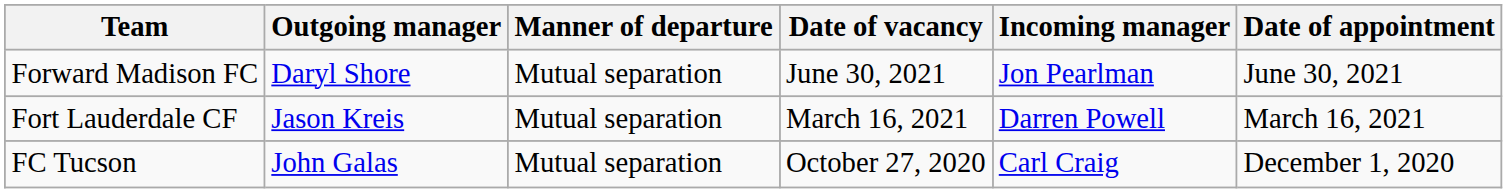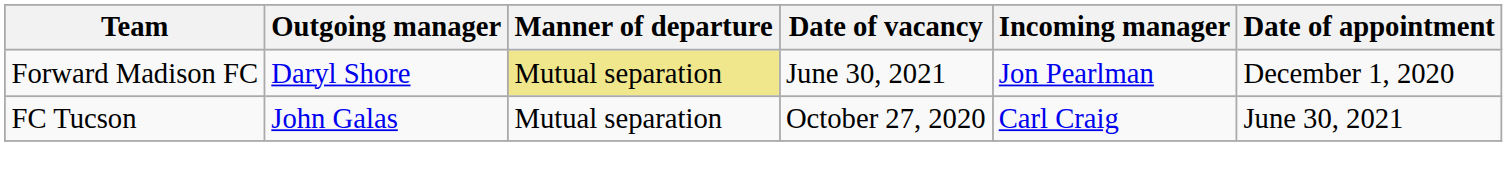(618, 72) no background -> (618, 72) khaki background
(1323, 72) June 30, 2021 -> (1349, 72) December 1, 2020
- row: (124, 118)
(1349, 163) December 1, 2020 -> (1323, 118) June 30, 2021
